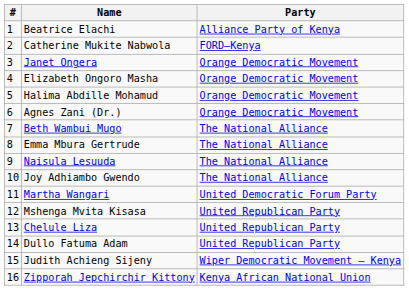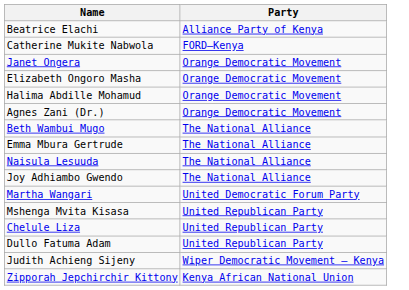- column: (13, 13)
